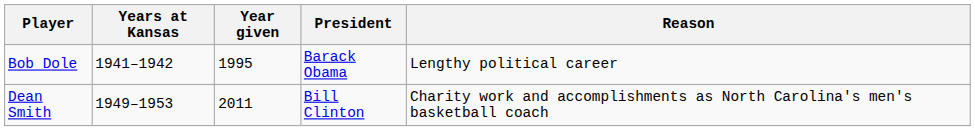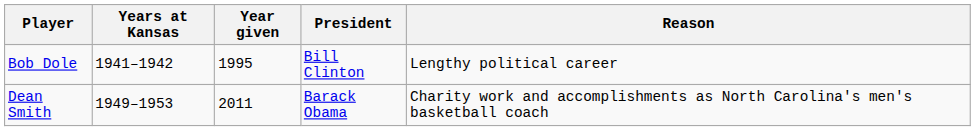(330, 65) Barack Obama -> (334, 65) Bill Clinton
(334, 105) Bill Clinton -> (330, 105) Barack Obama
